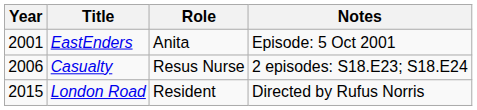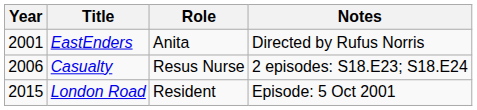(324, 42) Episode: 5 Oct 2001 -> (338, 42) Directed by Rufus Norris
(338, 92) Directed by Rufus Norris -> (324, 92) Episode: 5 Oct 2001
